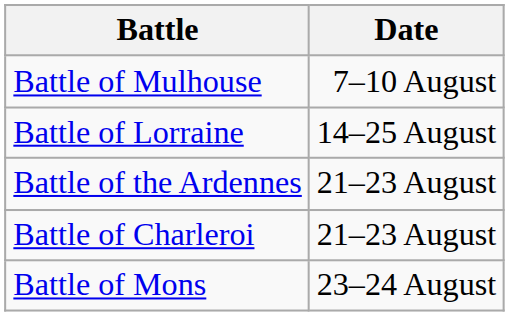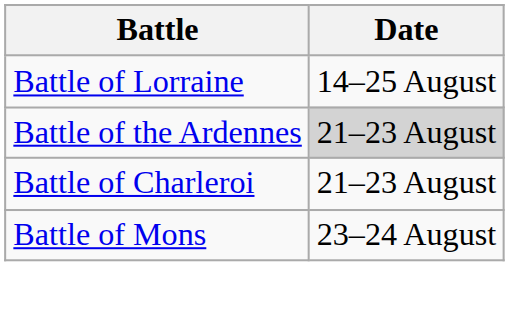- row: (138, 81)
(406, 183) no background -> (406, 132) lightgrey background
